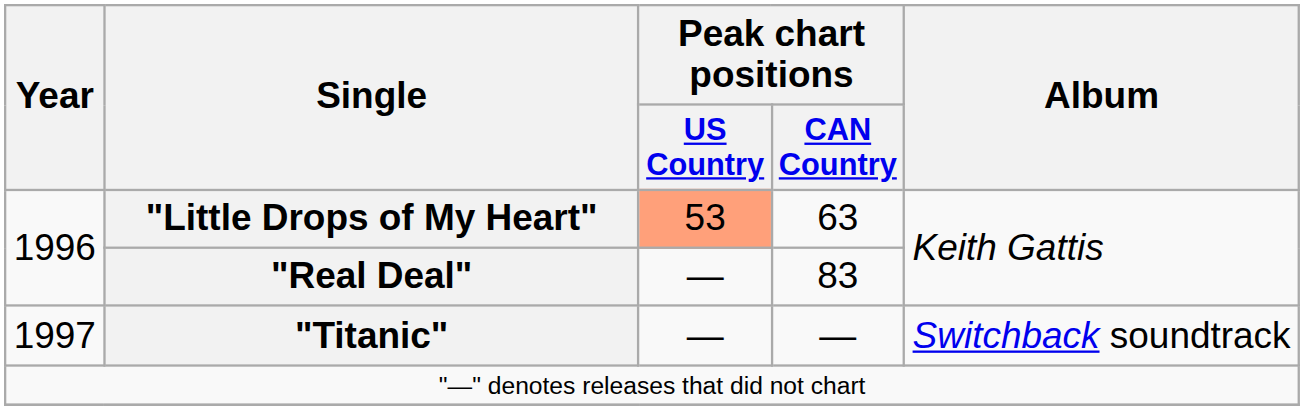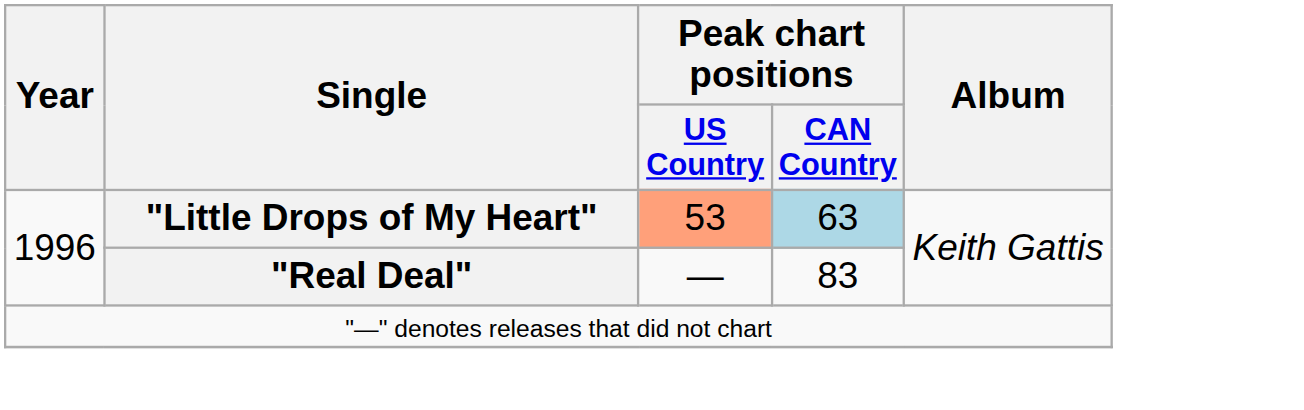(838, 217) no background -> (838, 217) lightblue background
- row: (372, 335)
